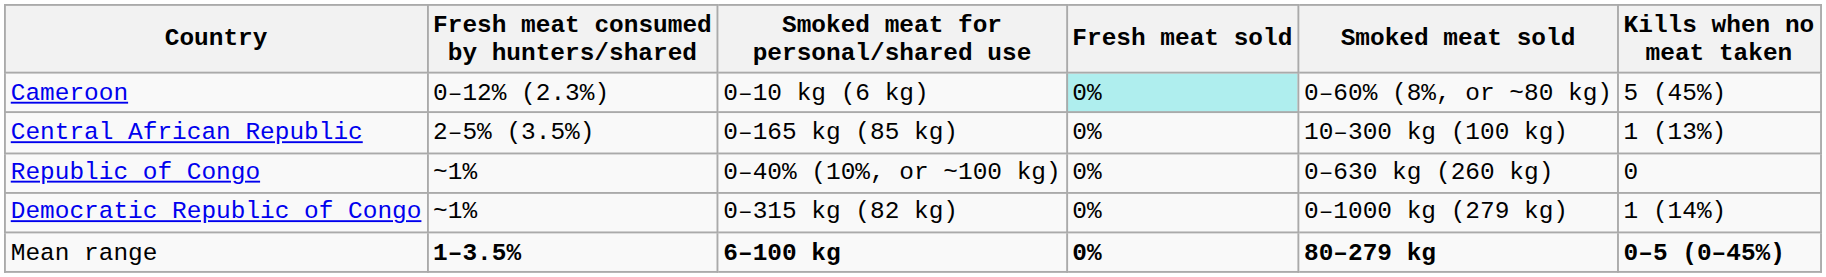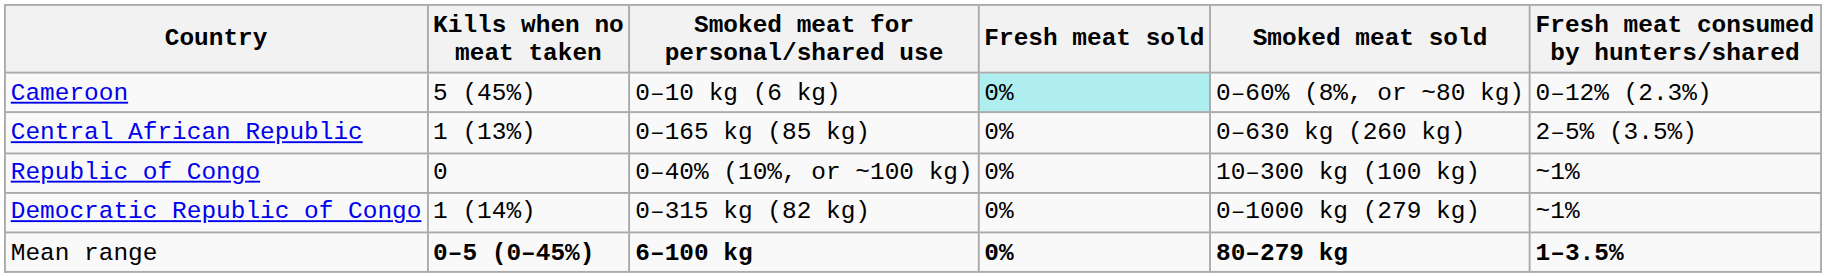columns swapped: (572, 39) <-> (1719, 39)
(1436, 133) 10–300 kg (100 kg) -> (1341, 133) 0–630 kg (260 kg)
(1429, 173) 0–630 kg (260 kg) -> (1348, 173) 10–300 kg (100 kg)
